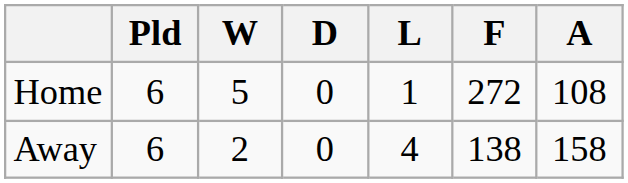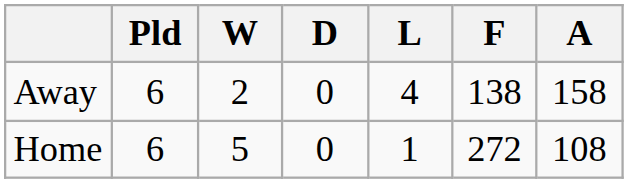rows swapped: (58, 90) <-> (55, 148)
